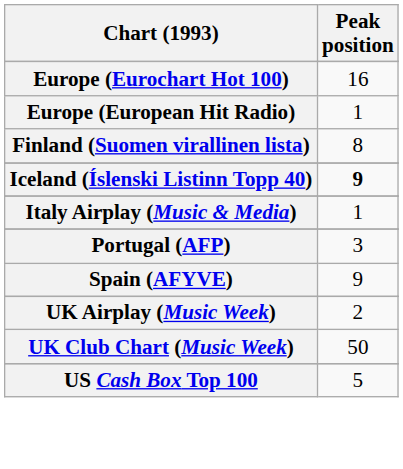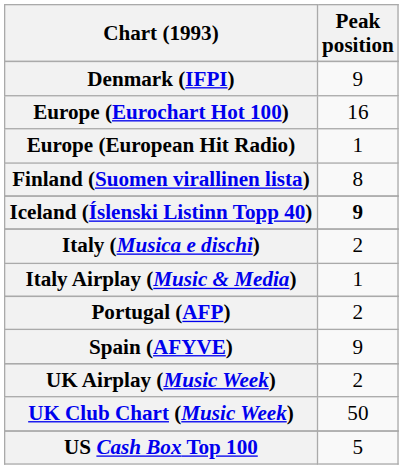+ row: (161, 78)
+ row: (161, 245)
(358, 245) 3 -> (358, 312) 2
